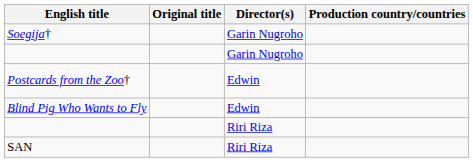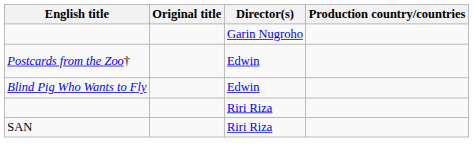- row: (29, 34)
